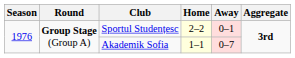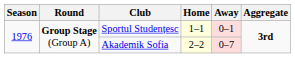(196, 28) 2–2 -> (196, 28) 1–1
(196, 45) 1–1 -> (196, 45) 2–2
